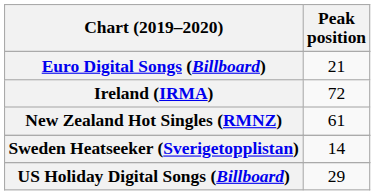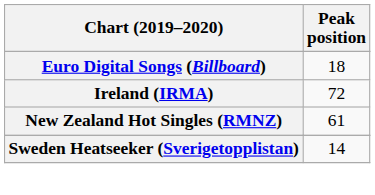(337, 65) 21 -> (337, 65) 18
- row: (154, 176)
